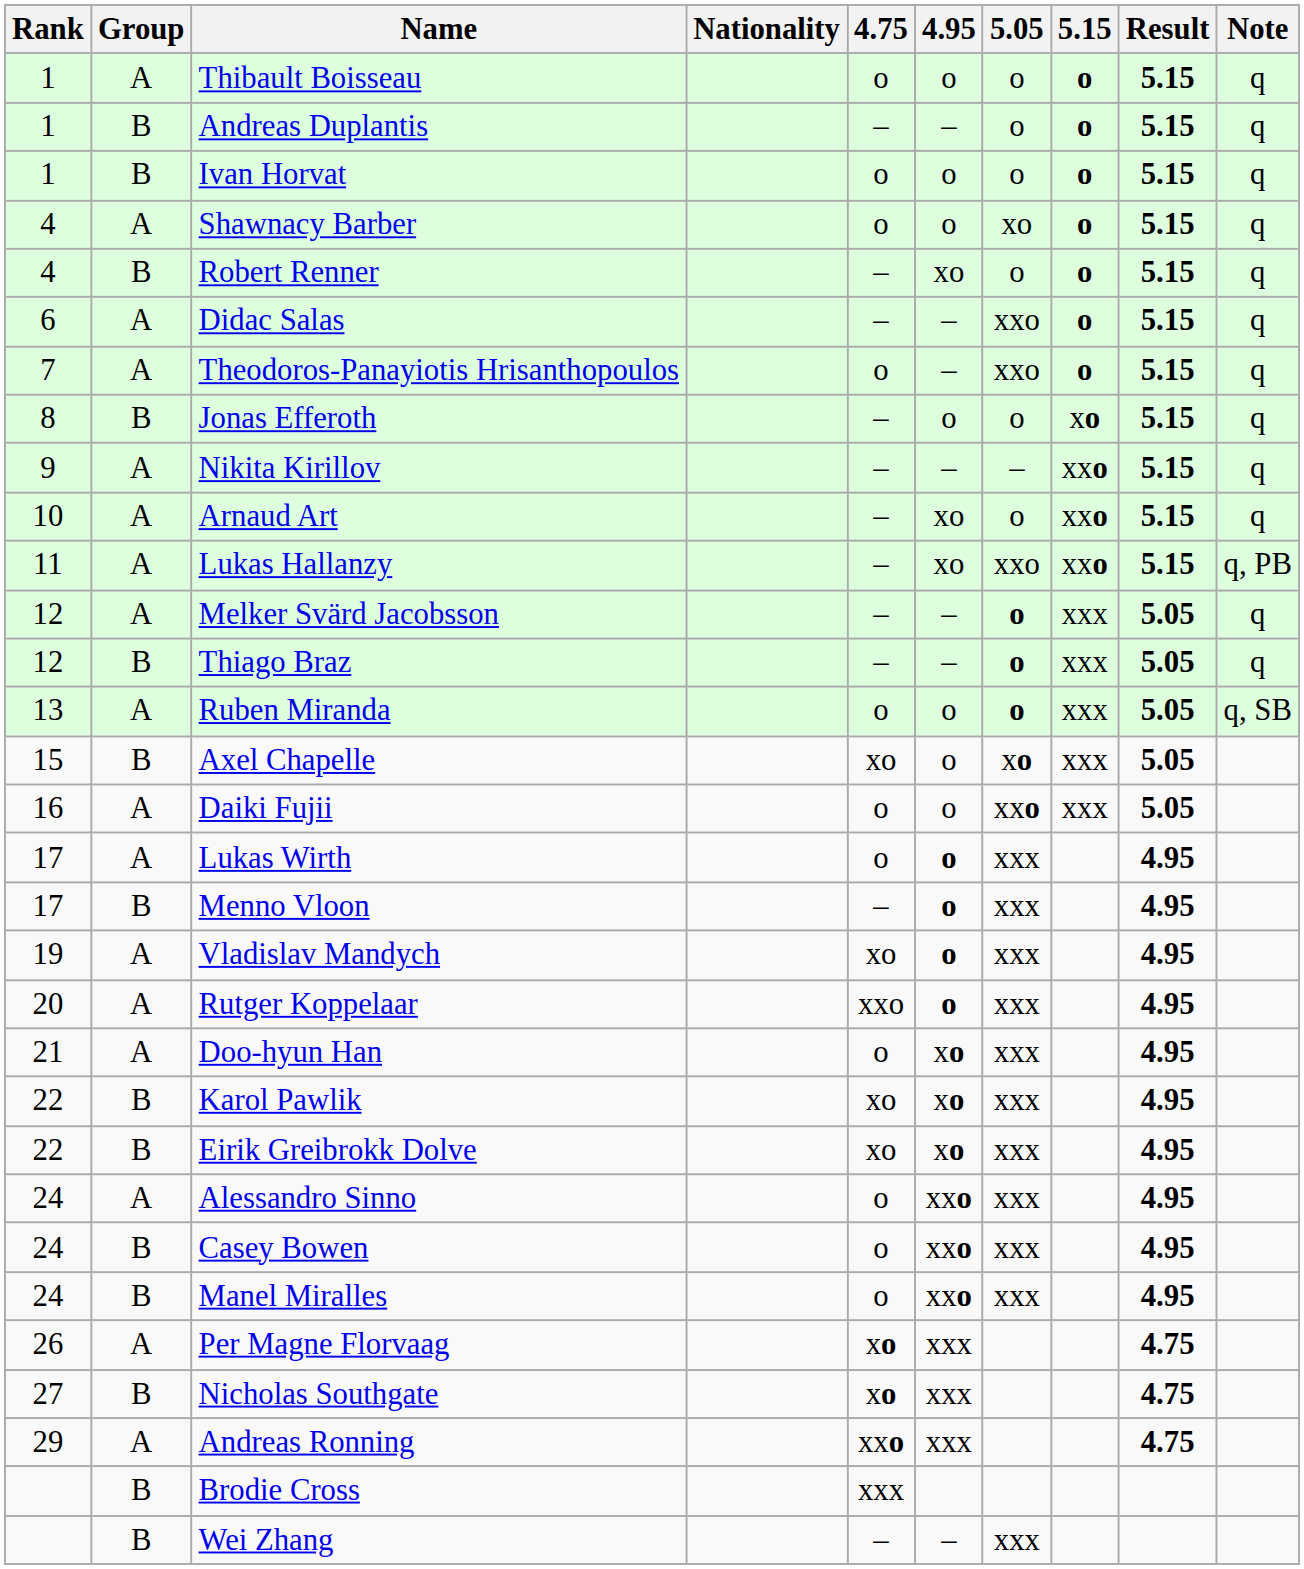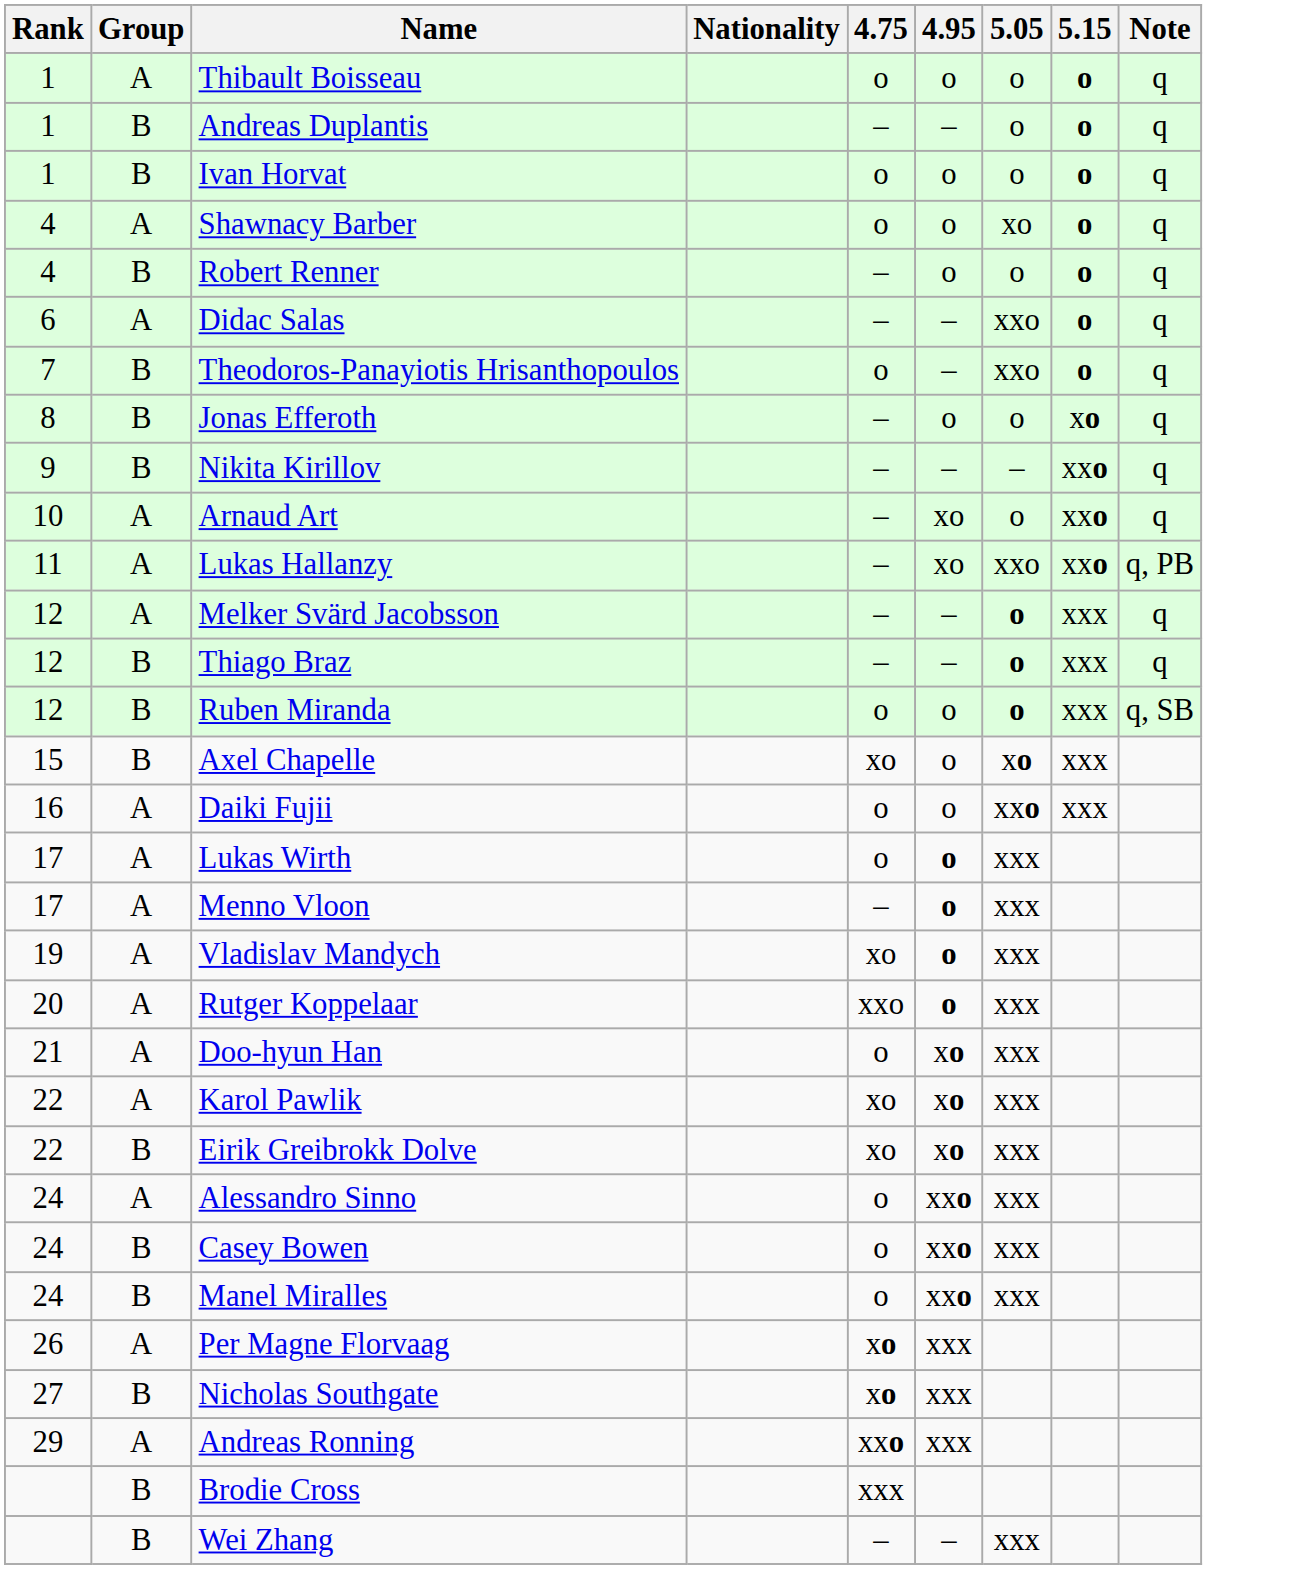- column: (1168, 28)
(949, 272) xo -> (949, 272) o
(141, 369) A -> (141, 369) B
(141, 467) A -> (141, 467) B
(48, 710) 13 -> (48, 710) 12
(141, 710) A -> (141, 710) B
(141, 905) B -> (141, 905) A
(141, 1100) B -> (141, 1100) A
